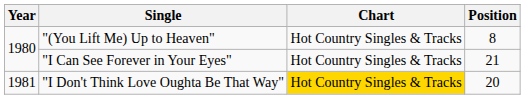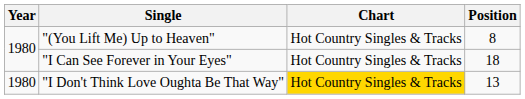(493, 60) 21 -> (493, 60) 18
(22, 82) 1981 -> (22, 82) 1980
(493, 82) 20 -> (493, 82) 13
